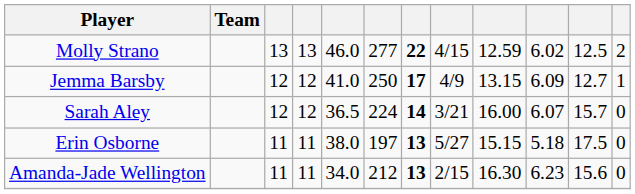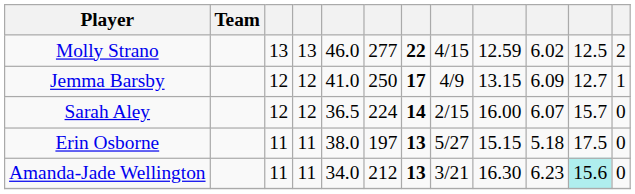(452, 111) 3/21 -> (452, 111) 2/15
(452, 173) 2/15 -> (452, 173) 3/21
(590, 173) no background -> (590, 173) paleturquoise background
